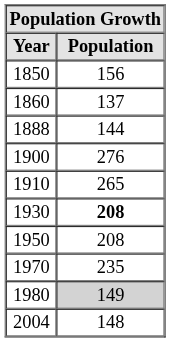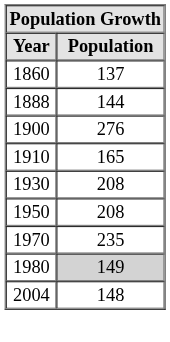- row: (31, 74)
(111, 184) 265 -> (111, 156) 165
(111, 212) bold -> (111, 184) normal
